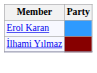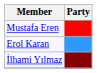+ row: (33, 28)
